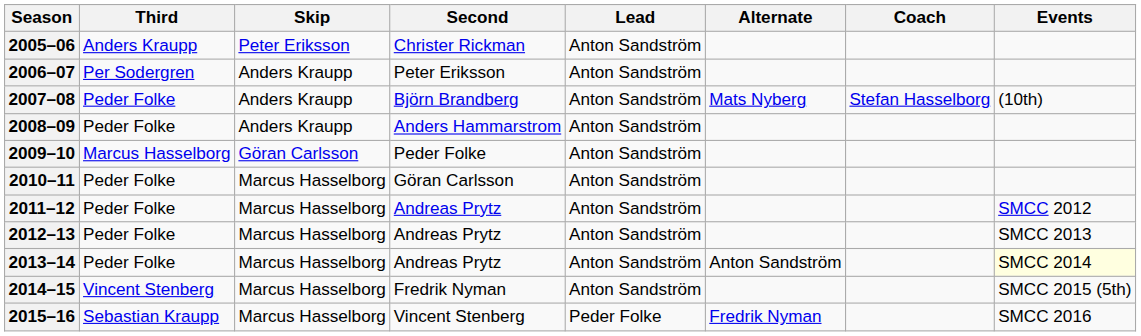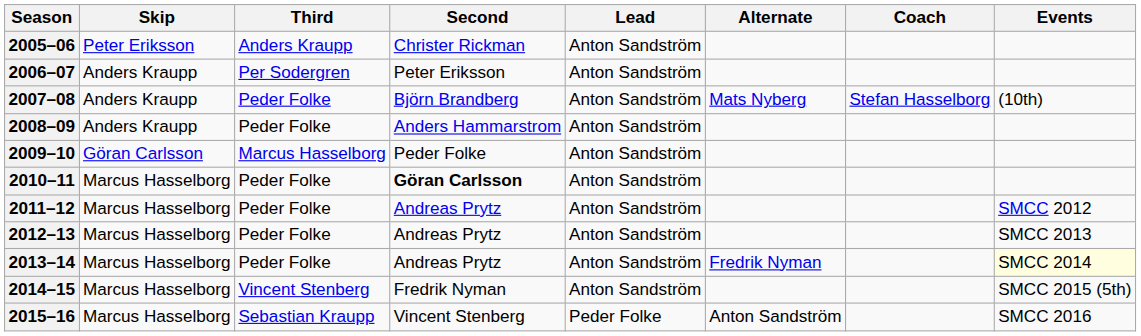columns swapped: (312, 18) <-> (157, 18)
(454, 180) normal -> (458, 180) bold
(775, 262) Anton Sandström -> (765, 262) Fredrik Nyman
(765, 316) Fredrik Nyman -> (775, 316) Anton Sandström
